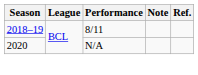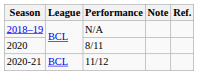(94, 29) 8/11 -> (94, 29) N/A
(94, 45) N/A -> (94, 45) 8/11
+ row: (24, 62)
